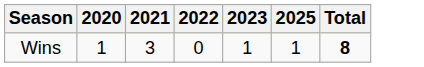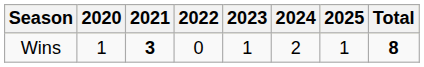+ column: (296, 18)
(150, 47) normal -> (150, 47) bold
